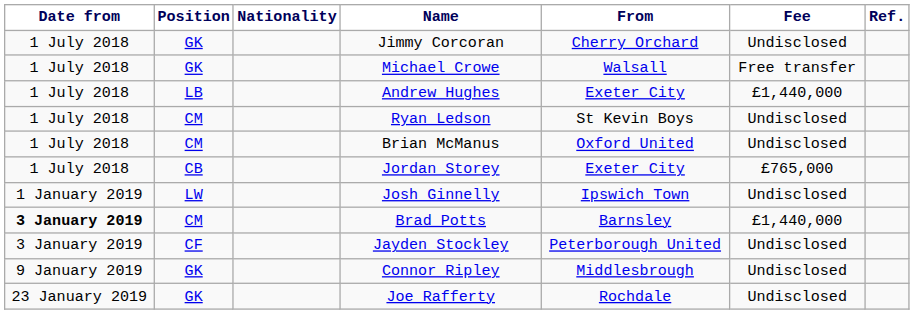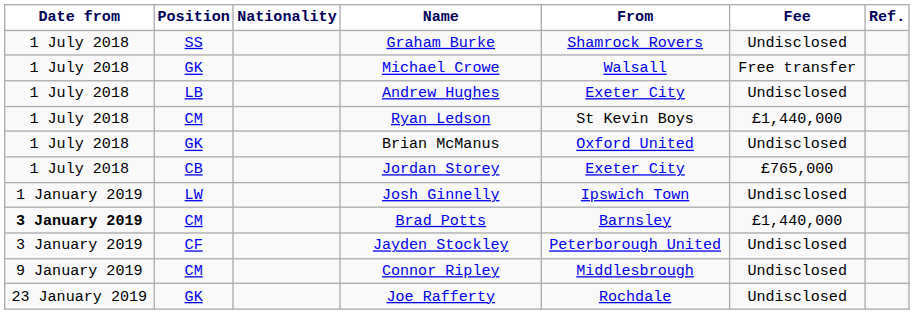+ row: (441, 42)
- row: (441, 42)
(797, 93) £1,440,000 -> (797, 93) Undisclosed
(797, 118) Undisclosed -> (797, 118) £1,440,000
(194, 144) CM -> (194, 144) GK
(194, 271) GK -> (194, 271) CM
